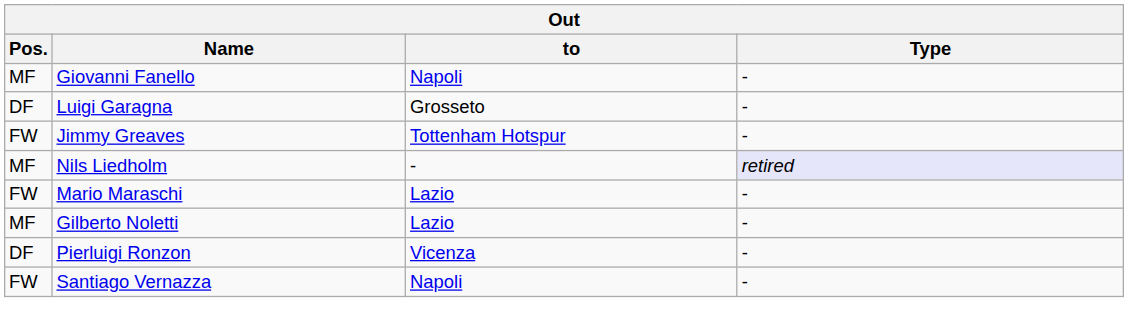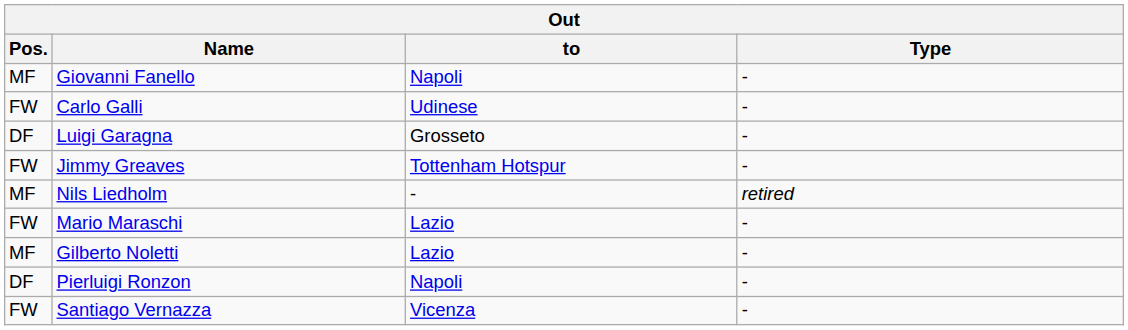+ row: (100, 107)
(768, 165) lavender background -> (768, 194) no background
(443, 253) Vicenza -> (436, 282) Napoli
(436, 282) Napoli -> (443, 311) Vicenza
